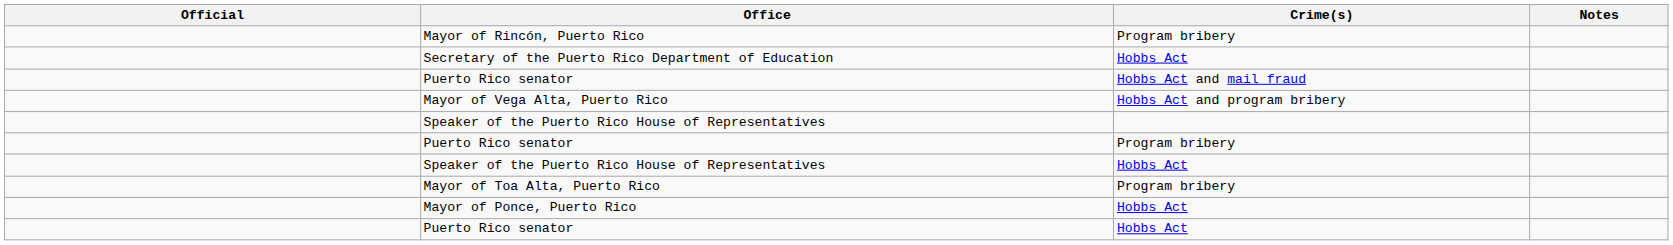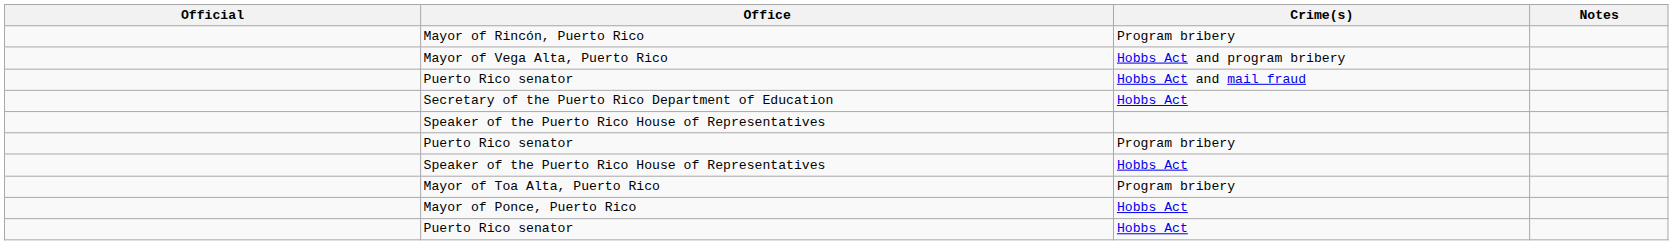rows swapped: (546, 101) <-> (628, 58)
